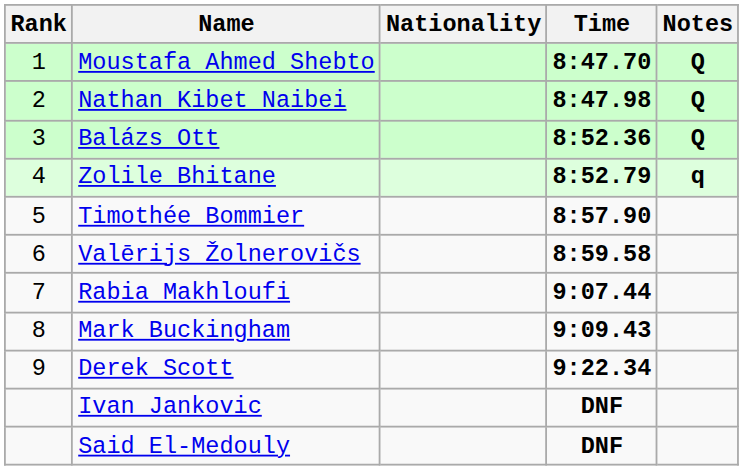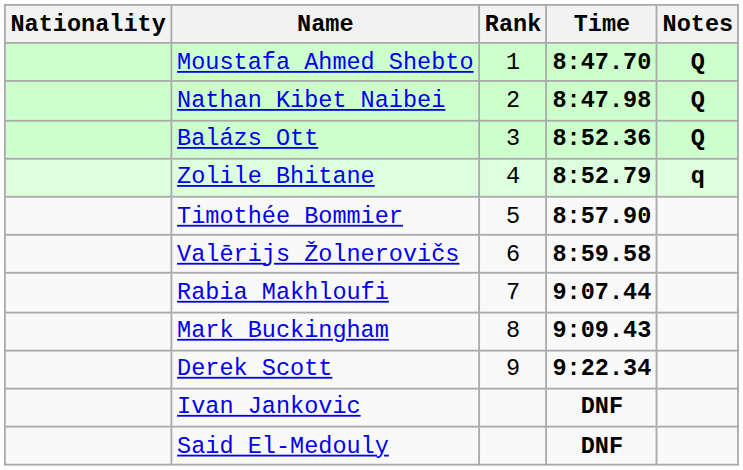columns swapped: (39, 24) <-> (464, 24)
